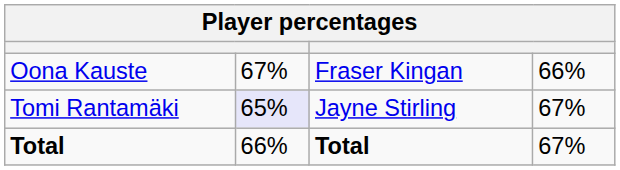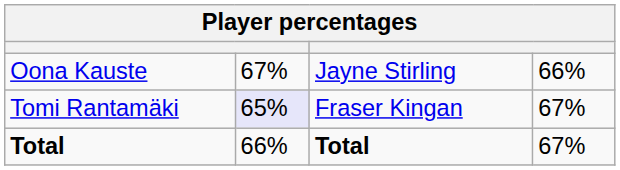(389, 71) Fraser Kingan -> (386, 71) Jayne Stirling
(386, 108) Jayne Stirling -> (389, 108) Fraser Kingan
